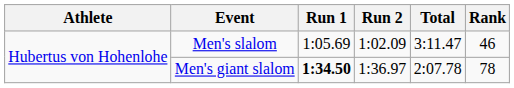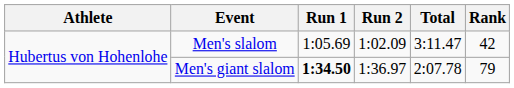(488, 44) 46 -> (488, 44) 42
(488, 70) 78 -> (488, 70) 79
